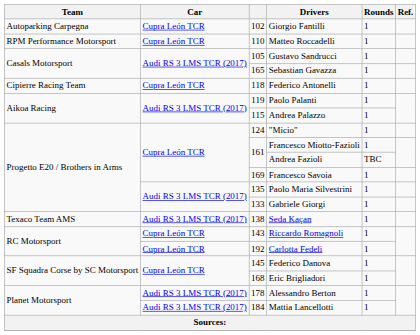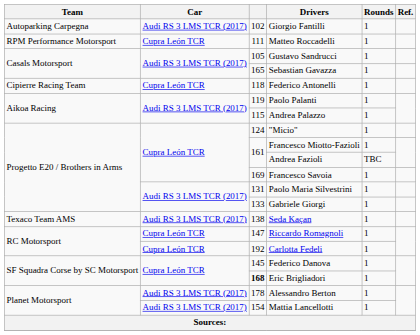(174, 26) Cupra León TCR -> (195, 26) Audi RS 3 LMS TCR (2017)
(258, 41) 110 -> (258, 41) 111
(258, 189) 135 -> (258, 189) 131
(258, 233) 143 -> (258, 233) 147
(258, 278) normal -> (258, 278) bold
(258, 307) 184 -> (258, 307) 154
